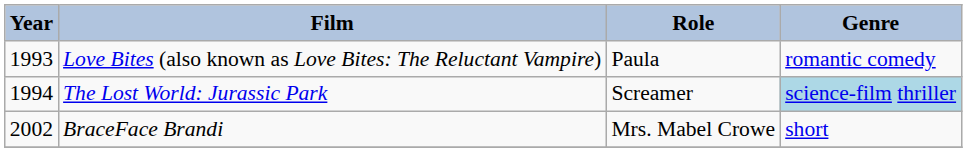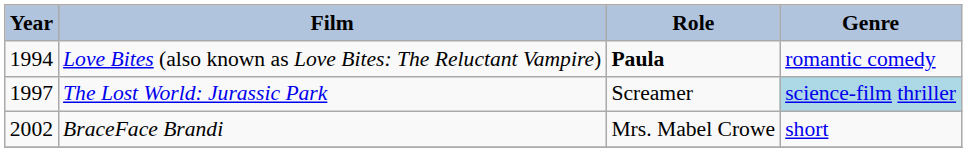(31, 58) 1993 -> (31, 58) 1994
(635, 58) normal -> (638, 58) bold
(31, 93) 1994 -> (31, 93) 1997
